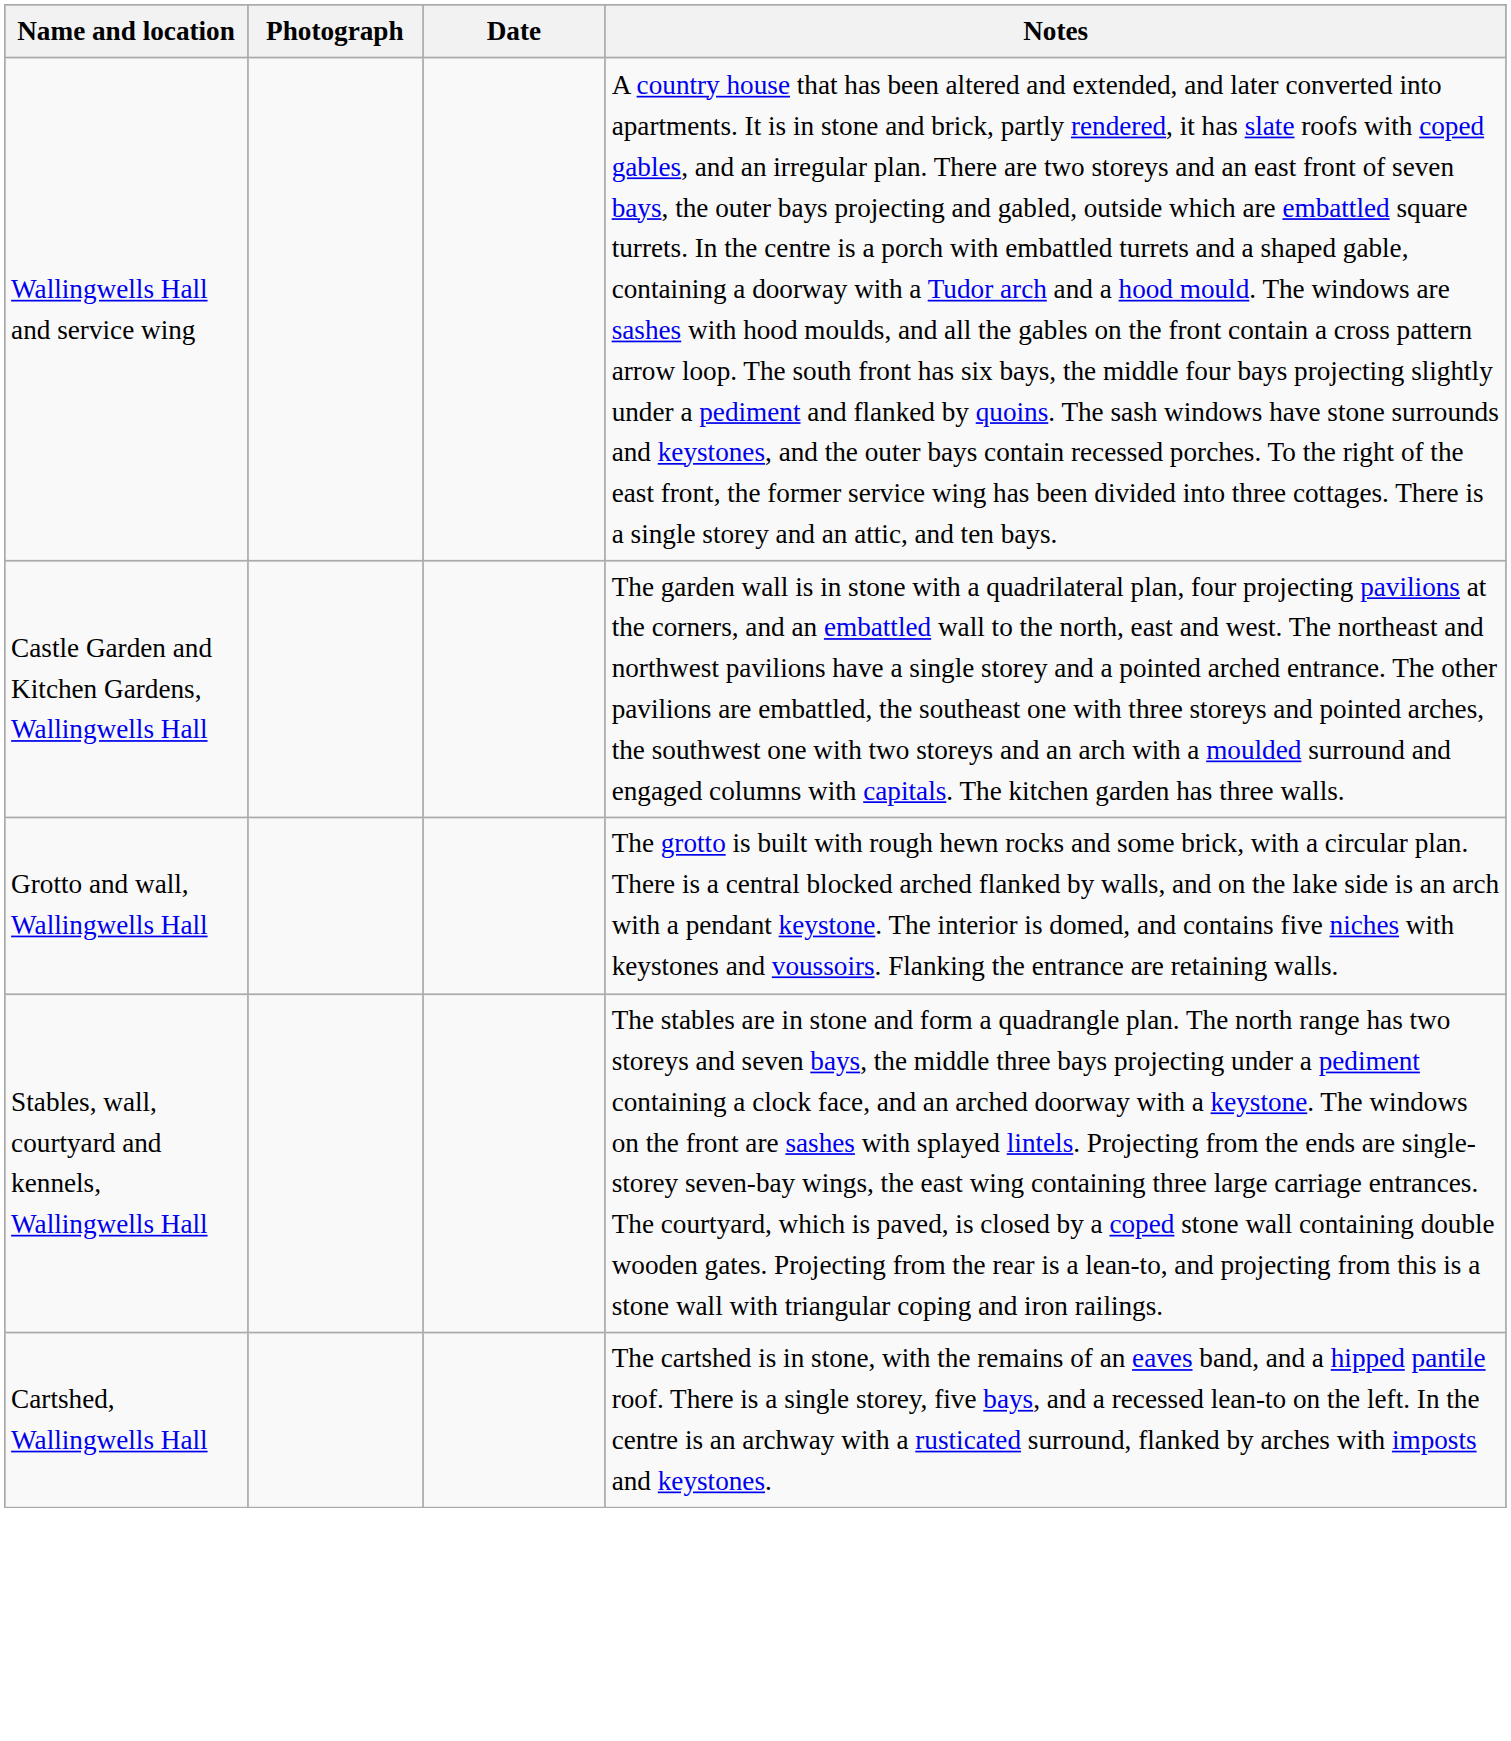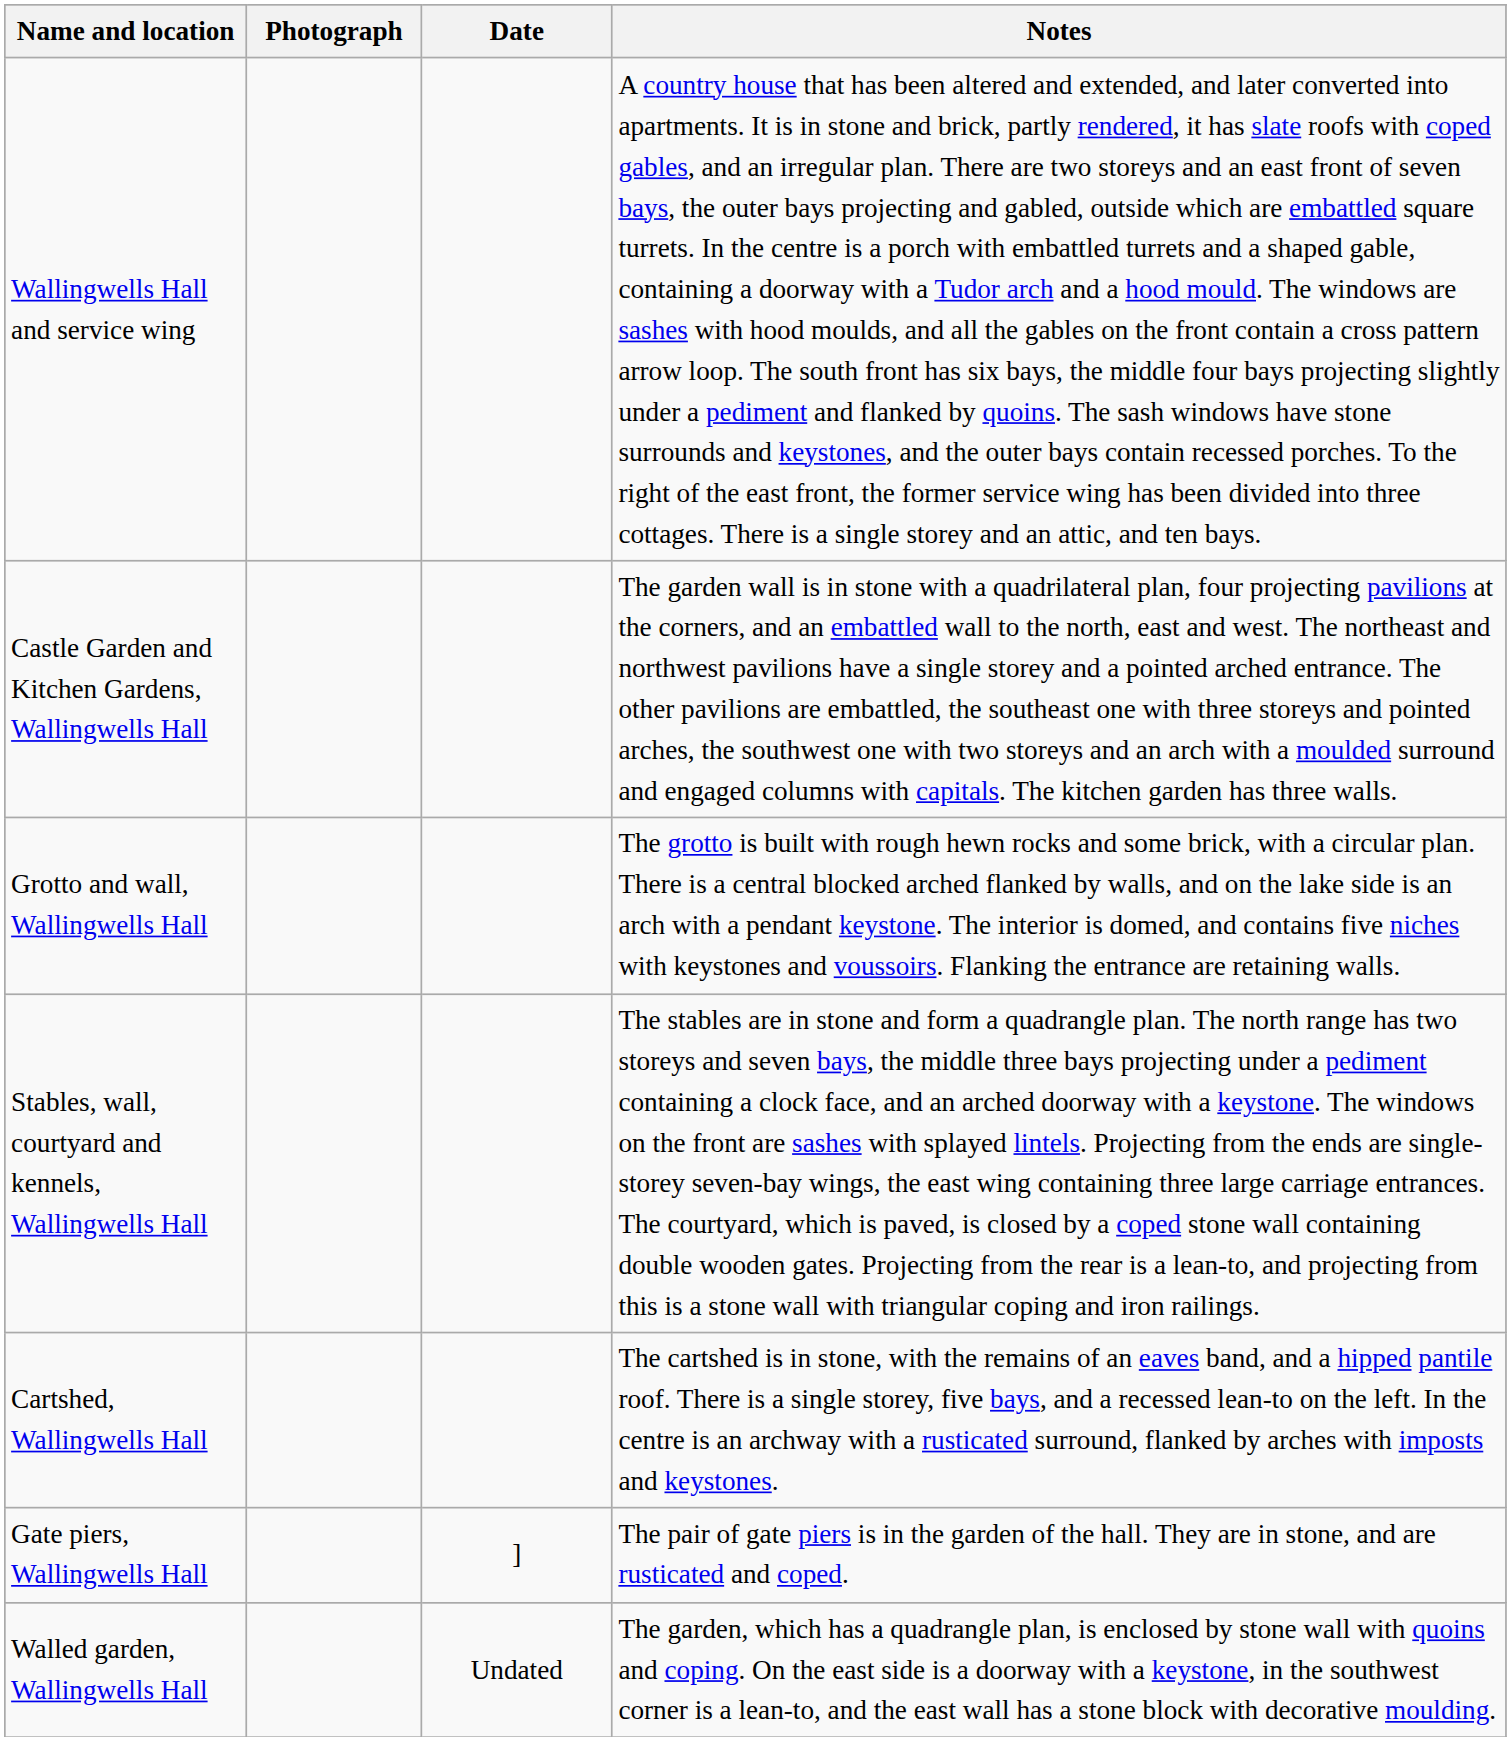+ row: (109, 1554)
+ row: (109, 1669)
